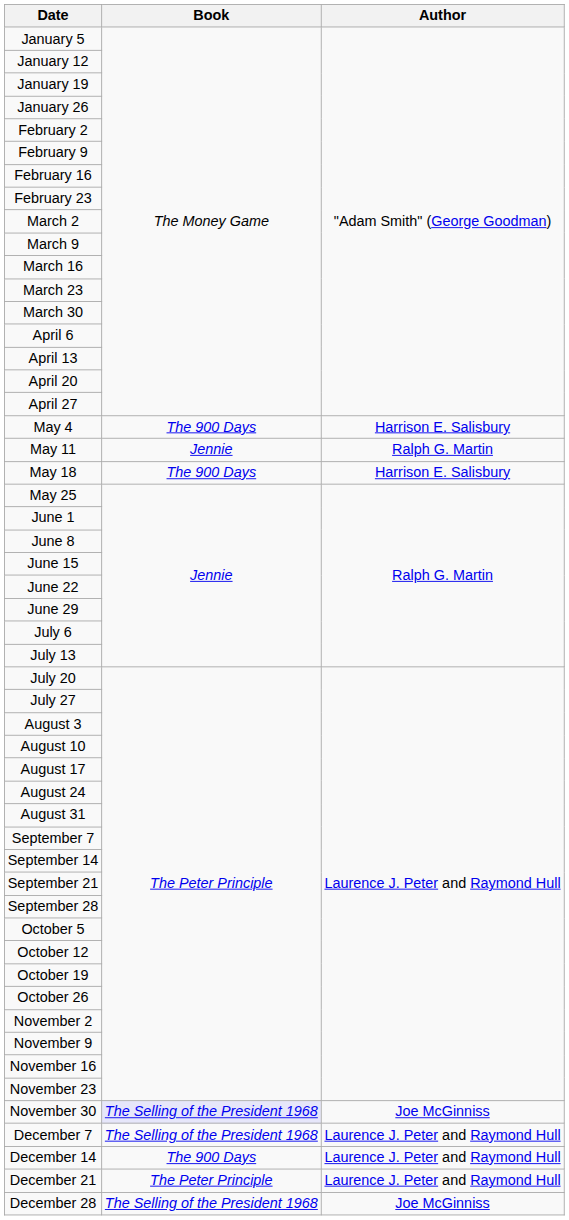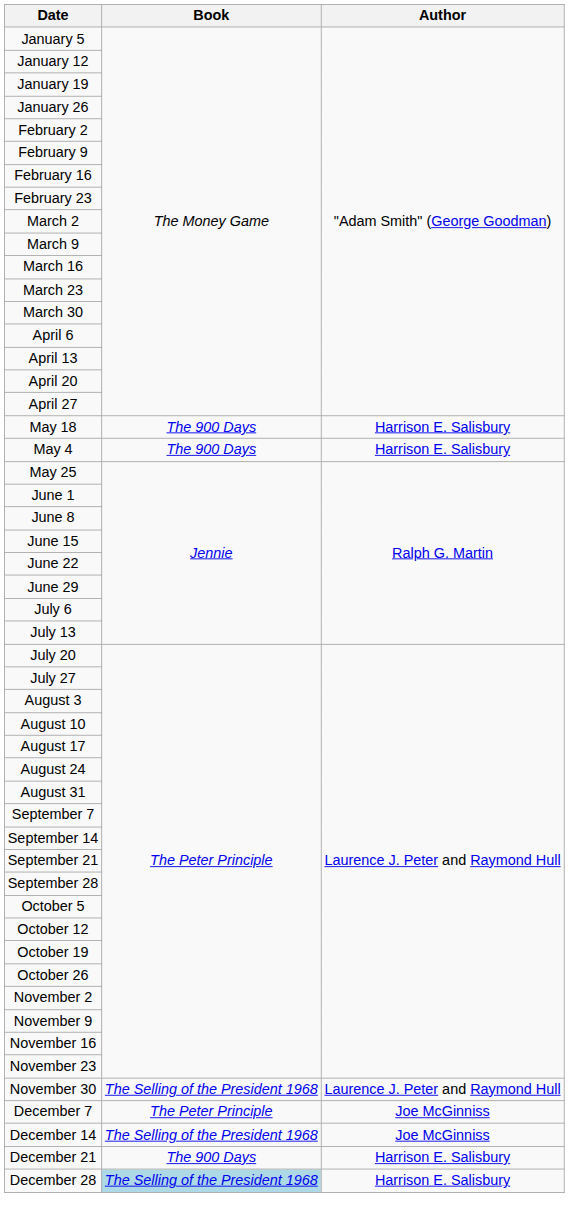rows swapped: (53, 426) <-> (53, 472)
- row: (53, 449)
(211, 1112) lavender background -> (211, 1089) no background
(443, 1112) Joe McGinniss -> (443, 1089) Laurence J. Peter and Raymond Hull
(211, 1134) The Selling of the President 1968 -> (211, 1112) The Peter Principle
(443, 1134) Laurence J. Peter and Raymond Hull -> (443, 1112) Joe McGinniss
(211, 1157) The 900 Days -> (211, 1134) The Selling of the President 1968
(443, 1157) Laurence J. Peter and Raymond Hull -> (443, 1134) Joe McGinniss
(211, 1180) The Peter Principle -> (211, 1157) The 900 Days
(443, 1180) Laurence J. Peter and Raymond Hull -> (443, 1157) Harrison E. Salisbury
(211, 1203) no background -> (211, 1180) lightblue background
(443, 1203) Joe McGinniss -> (443, 1180) Harrison E. Salisbury
